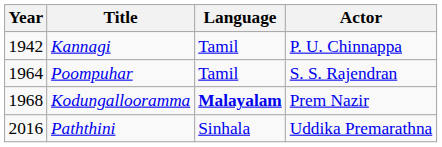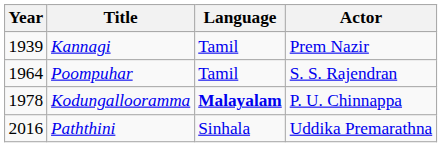(26, 45) 1942 -> (26, 45) 1939
(346, 45) P. U. Chinnappa -> (329, 45) Prem Nazir
(26, 100) 1968 -> (26, 100) 1978
(329, 100) Prem Nazir -> (346, 100) P. U. Chinnappa
